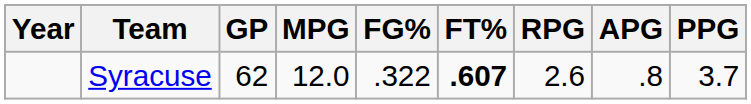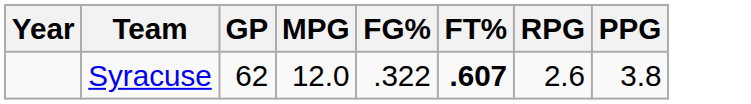- column: (631, 29)
(719, 76) 3.7 -> (641, 76) 3.8
